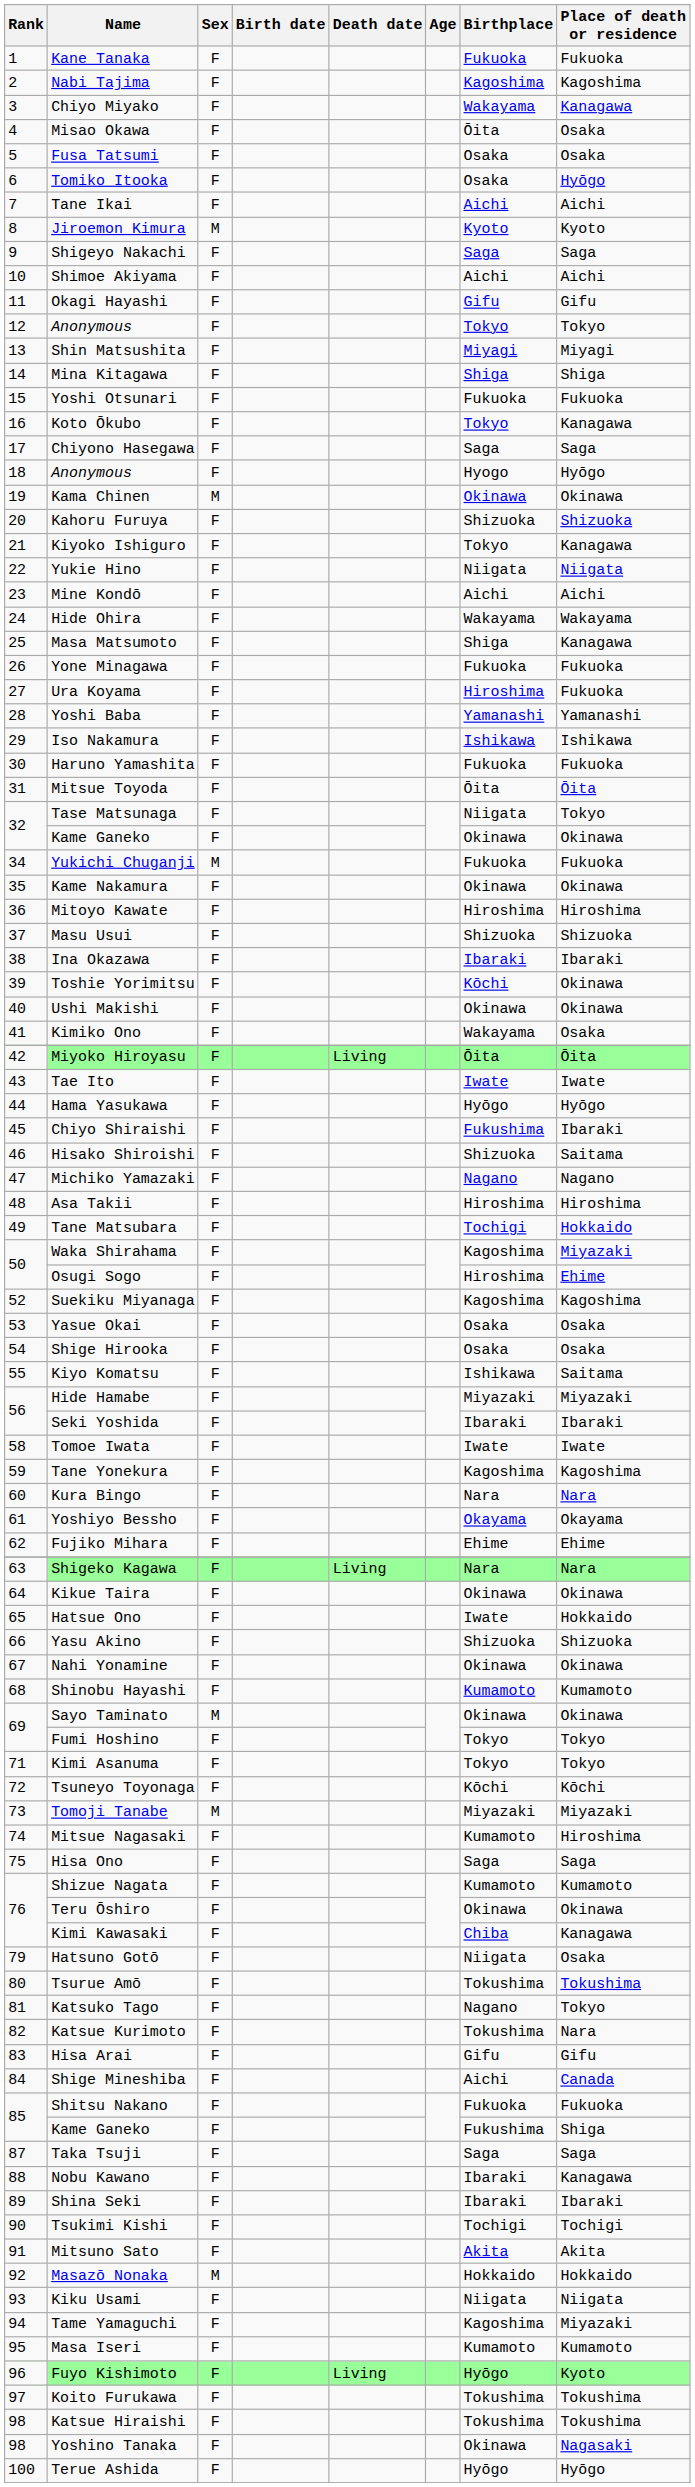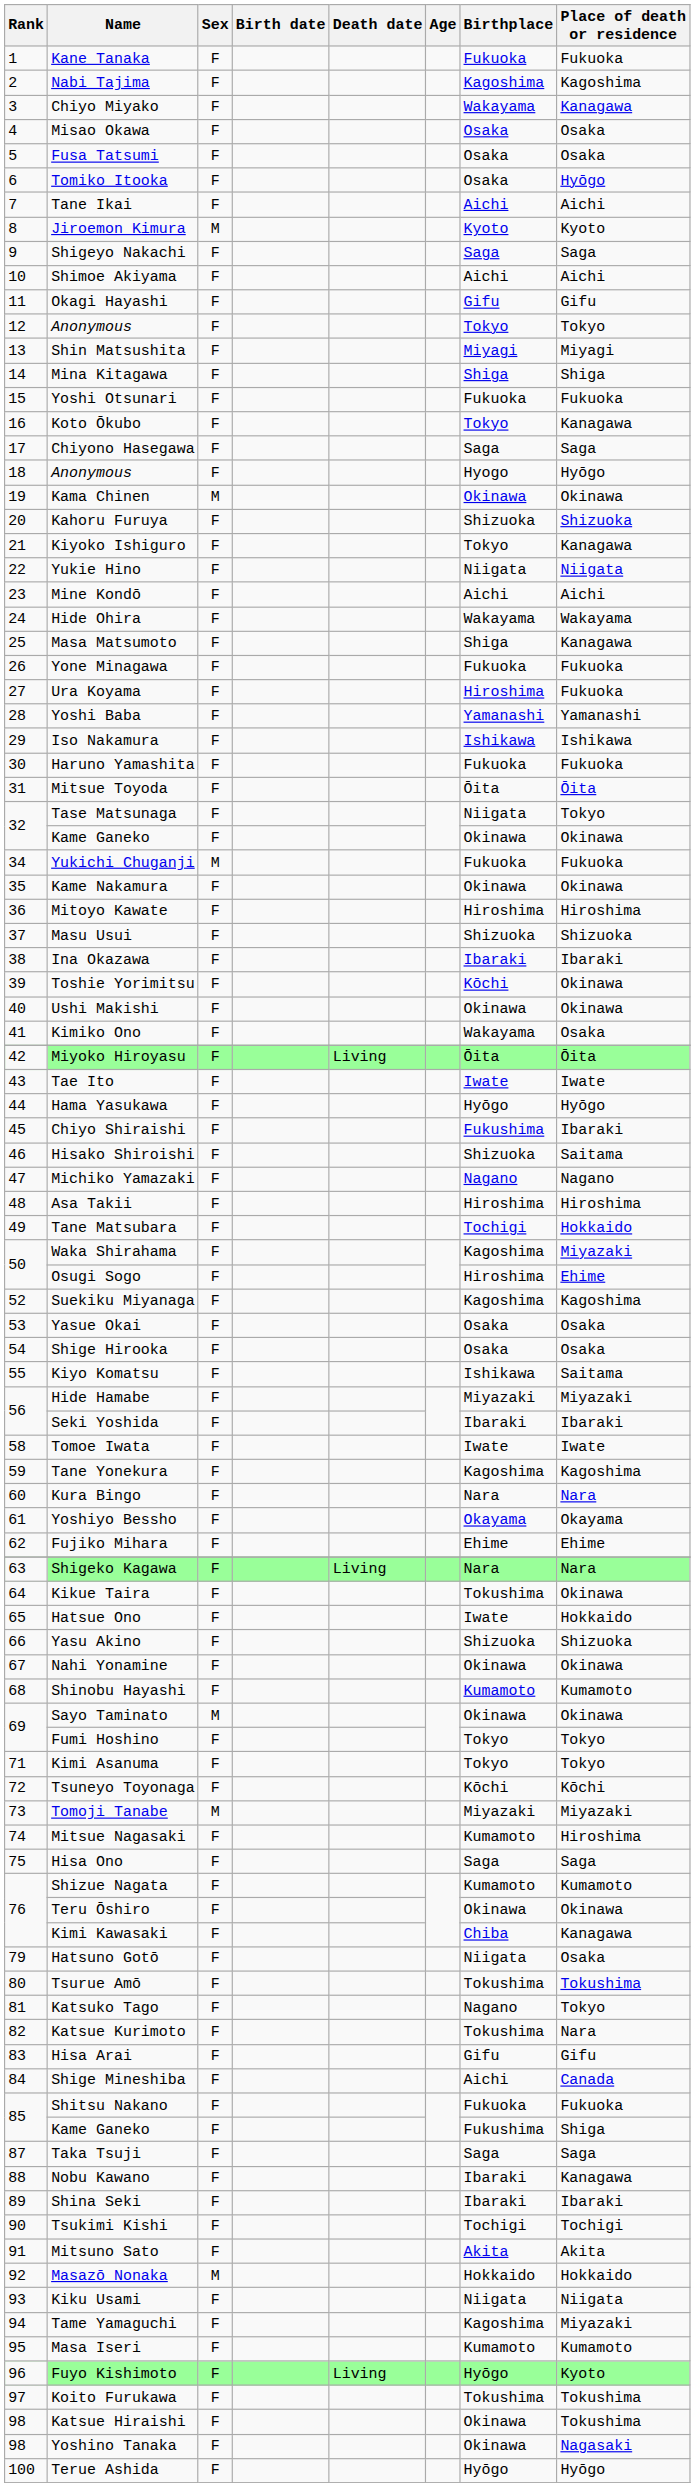(482, 131) Ōita -> (486, 131) Osaka
(495, 1593) Okinawa -> (504, 1593) Tokushima
(504, 2422) Tokushima -> (495, 2422) Okinawa
